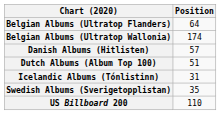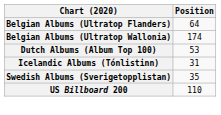- row: (89, 50)
(194, 63) 51 -> (194, 50) 53
